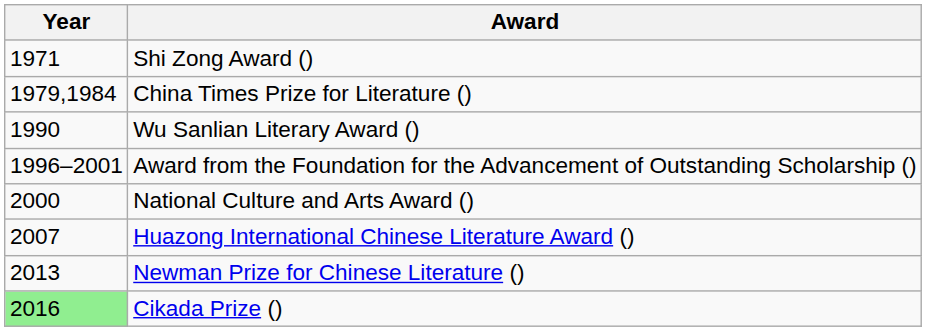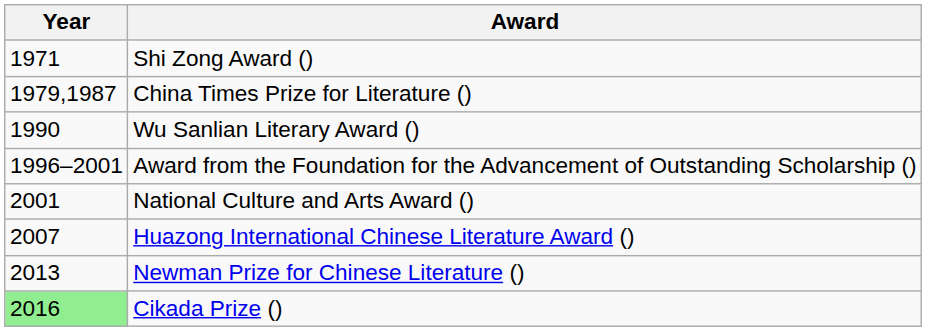(63, 93) 1979,1984 -> (63, 93) 1979,1987
(35, 201) 2000 -> (35, 201) 2001
